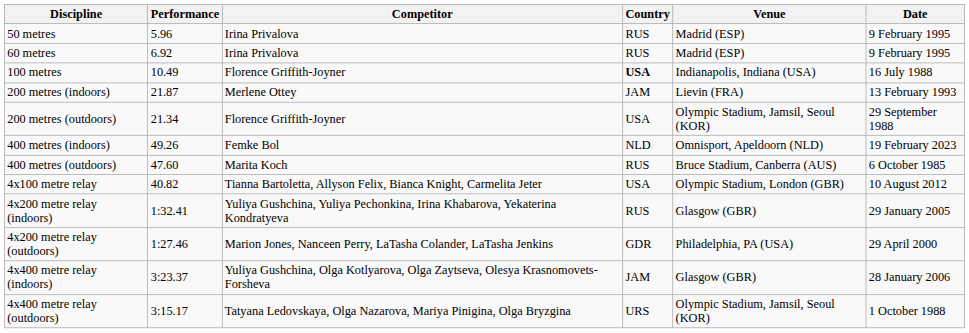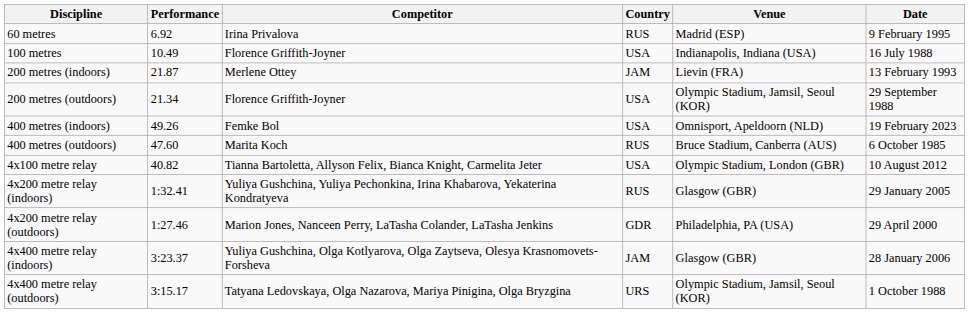- row: (31, 33)
(638, 72) bold -> (638, 53) normal
(638, 145) NLD -> (638, 125) USA
